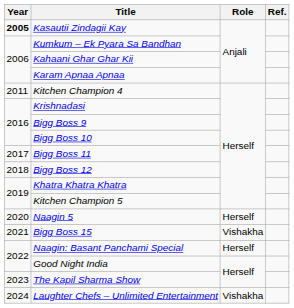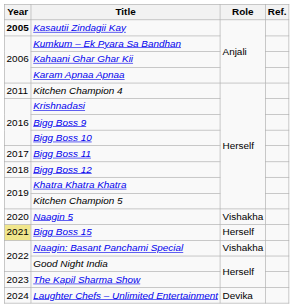(238, 216) Herself -> (243, 216) Vishakha
(18, 232) no background -> (18, 232) khaki background
(243, 232) Vishakha -> (238, 232) Herself
(238, 248) Herself -> (243, 248) Vishakha
(243, 295) Vishakha -> (238, 295) Devika
